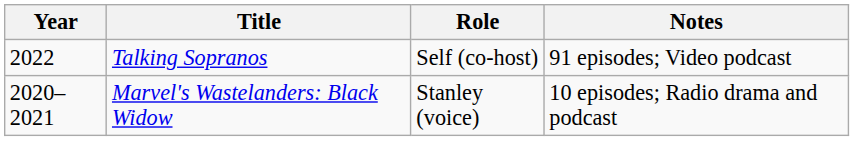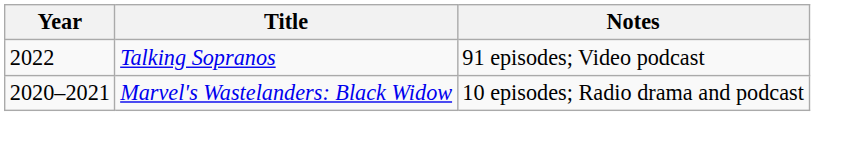- column: (478, 22)
